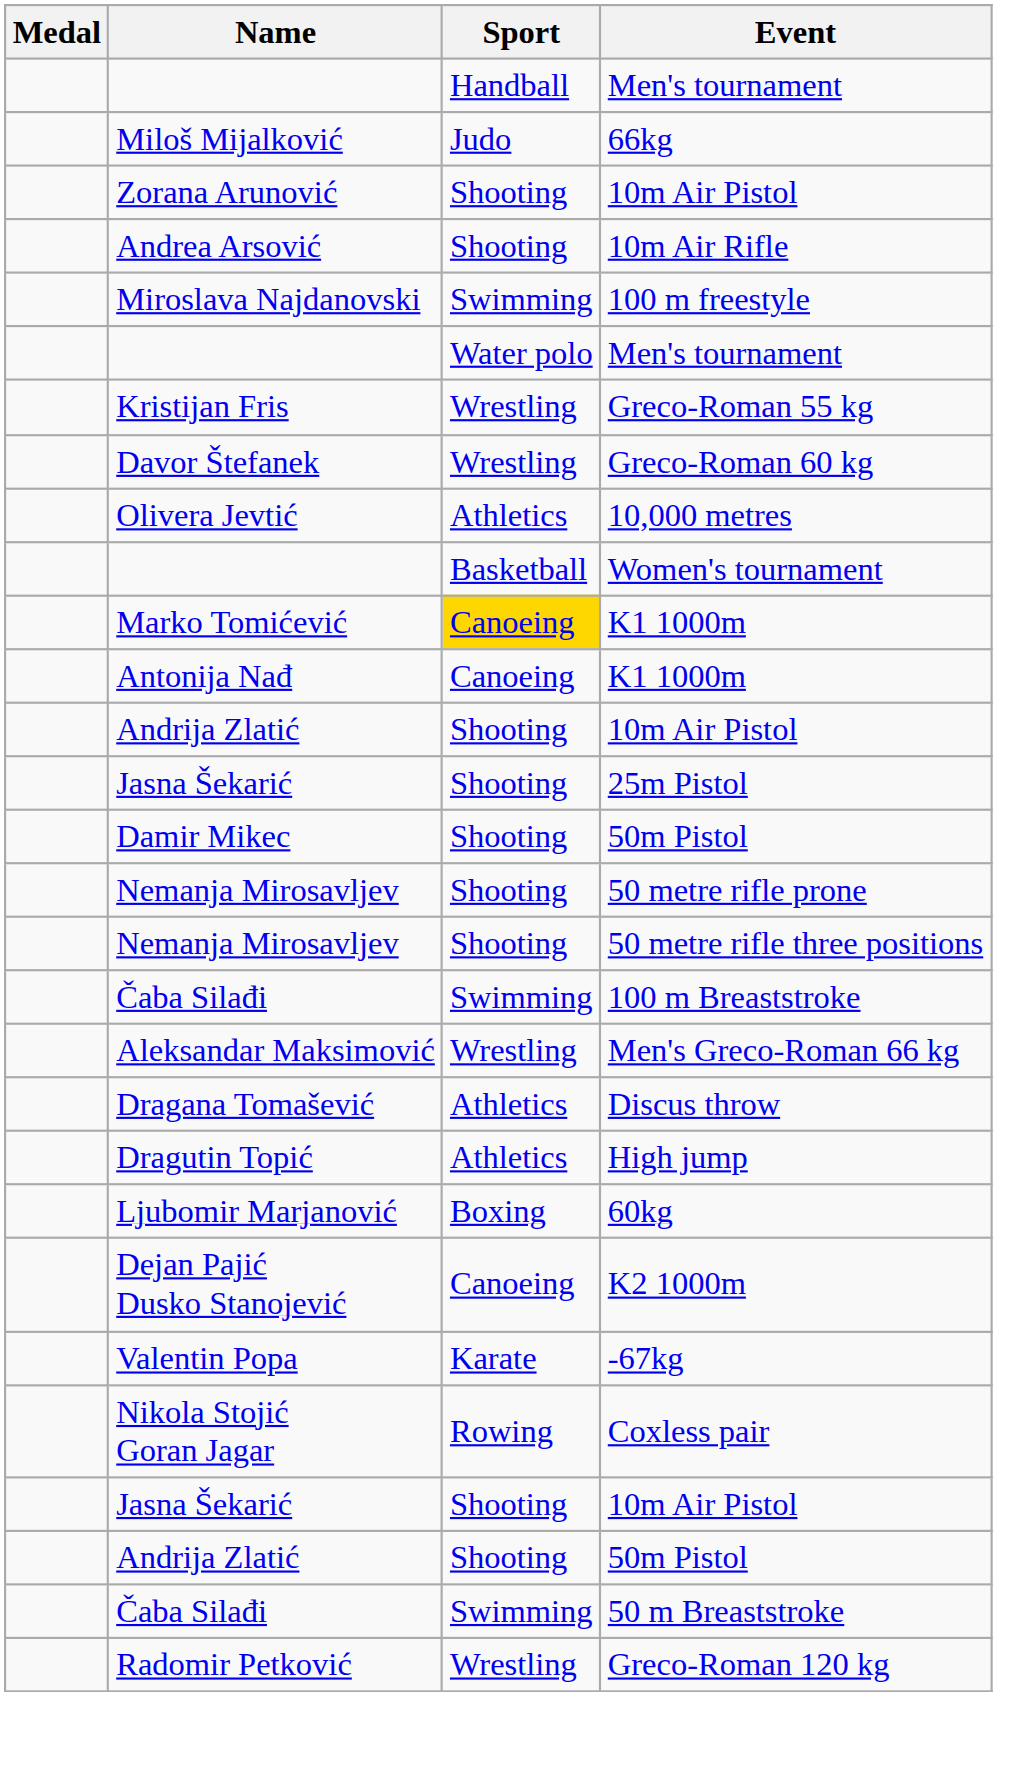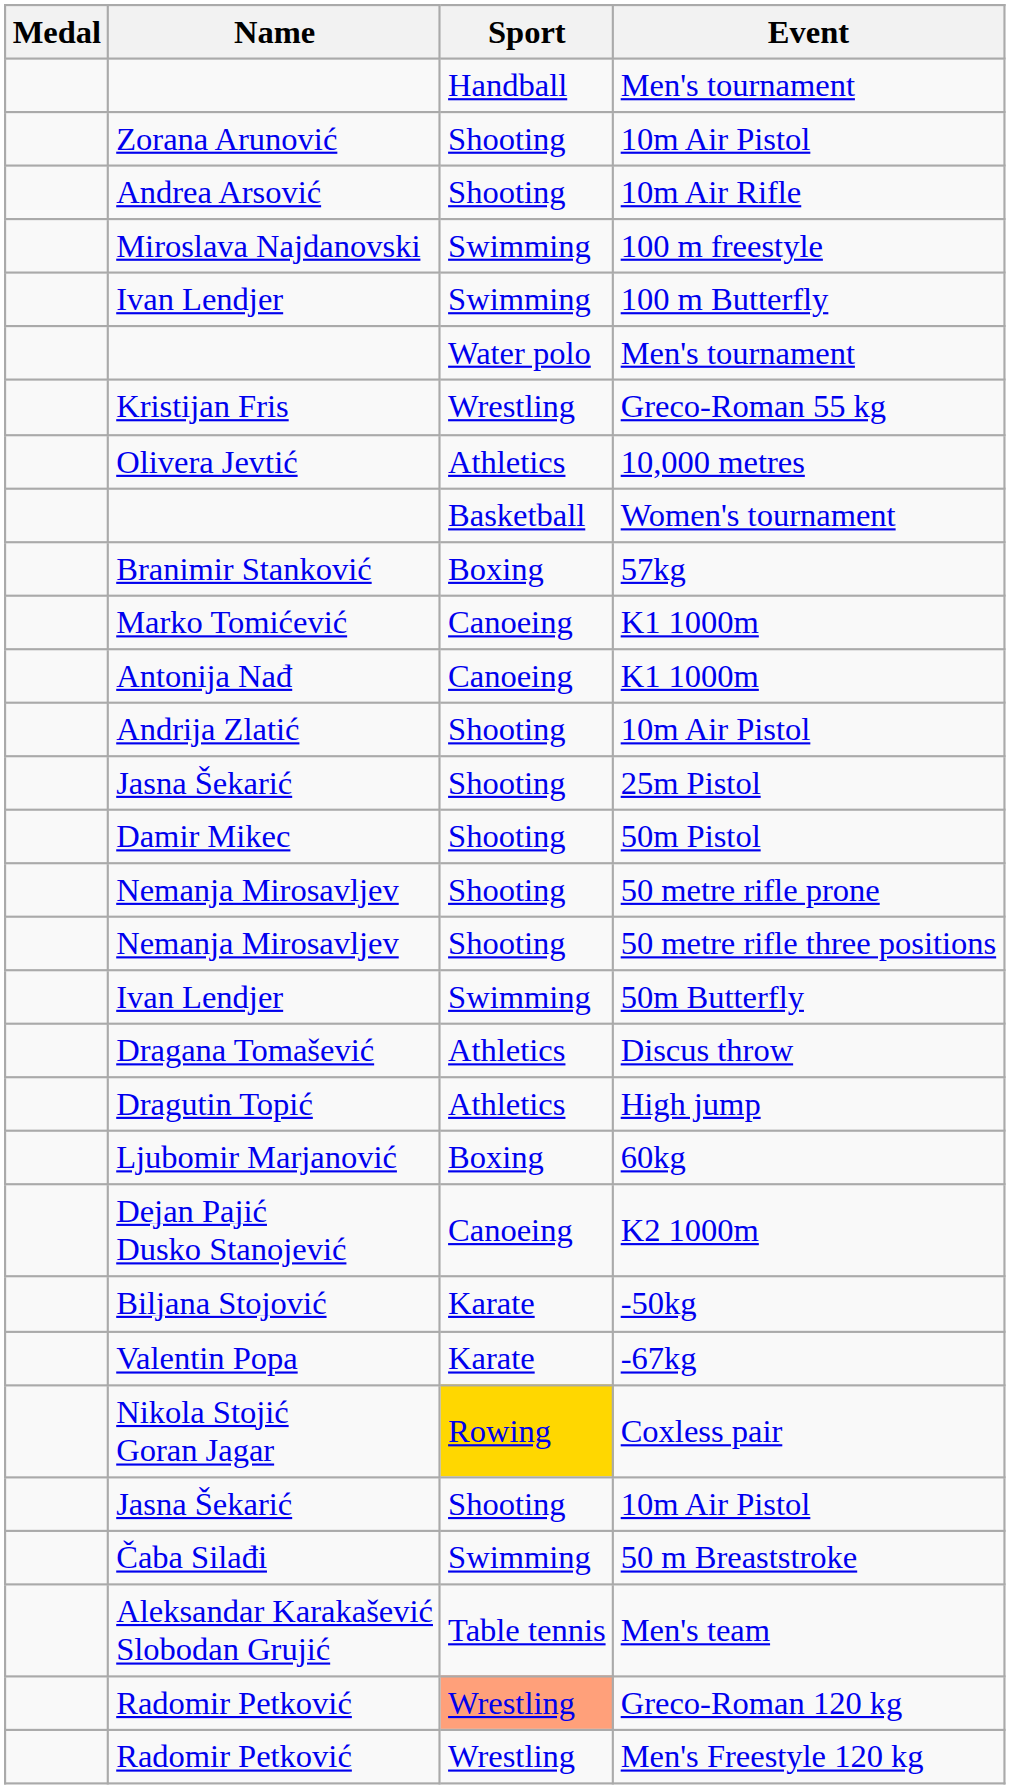- row: (230, 138)
+ row: (200, 299)
- row: (218, 460)
+ row: (244, 567)
(512, 621) gold background -> (510, 621) no background
+ row: (200, 996)
- row: (192, 996)
- row: (276, 1050)
+ row: (221, 1303)
(501, 1430) no background -> (500, 1430) gold background
- row: (208, 1556)
+ row: (275, 1629)
(513, 1663) no background -> (512, 1702) lightsalmon background
+ row: (234, 1756)
